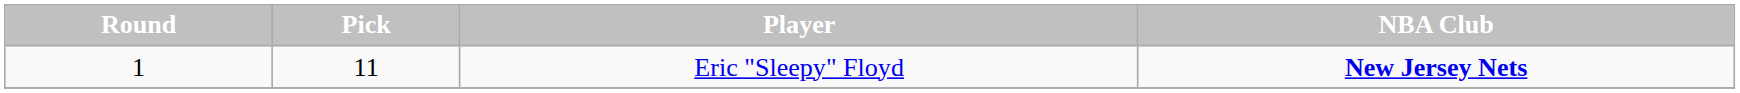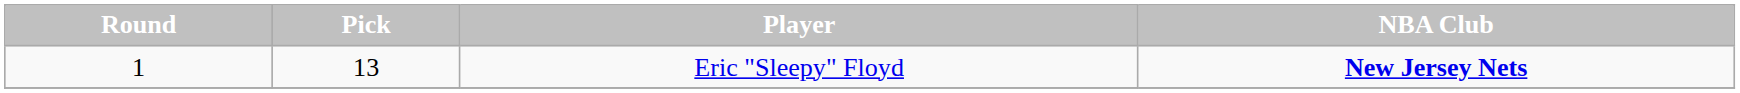(366, 66) 11 -> (366, 66) 13
